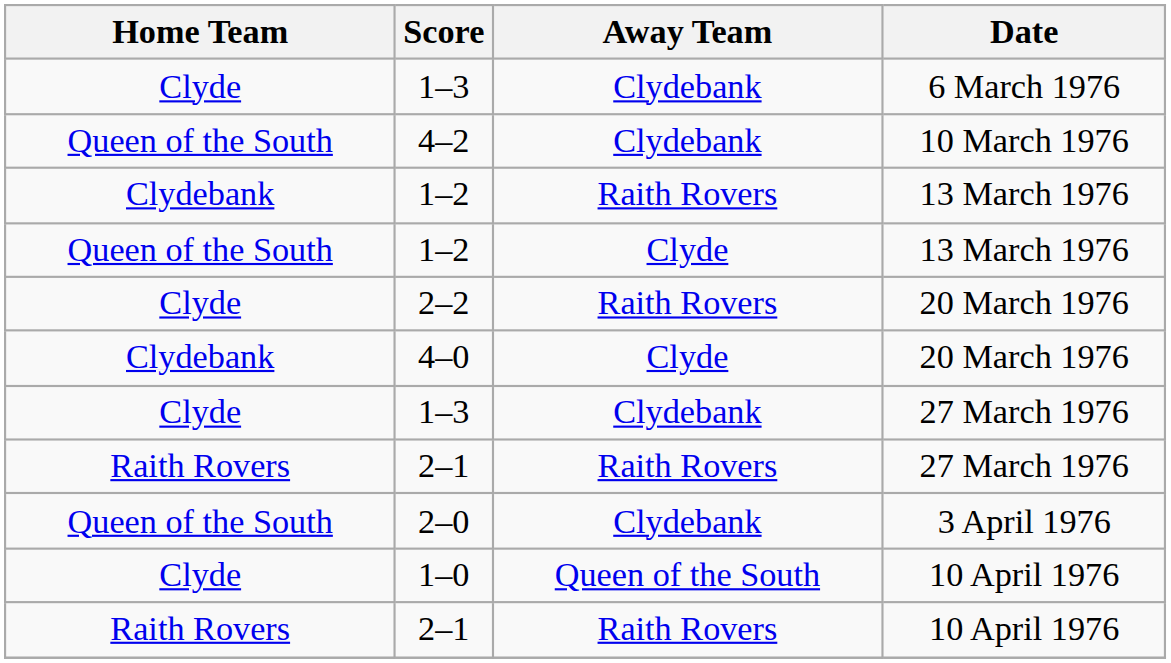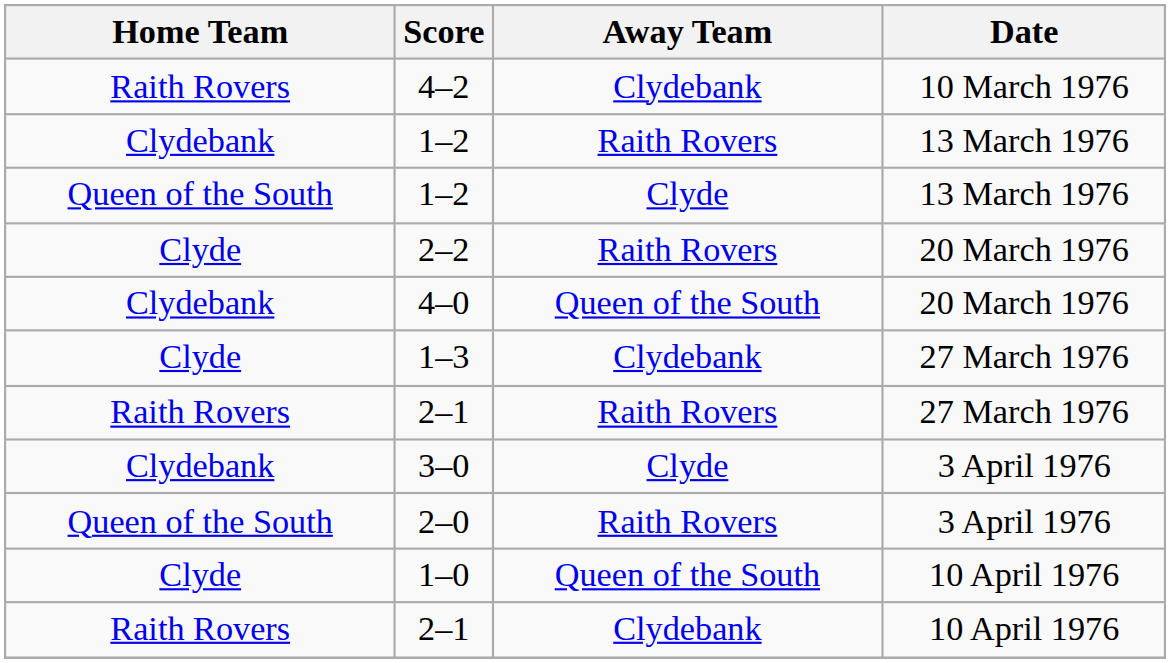- row: (444, 85)
(200, 140) Queen of the South -> (200, 85) Raith Rovers
(687, 357) Clyde -> (687, 303) Queen of the South
+ row: (444, 466)
(687, 520) Clydebank -> (687, 520) Raith Rovers
(687, 628) Raith Rovers -> (687, 628) Clydebank
